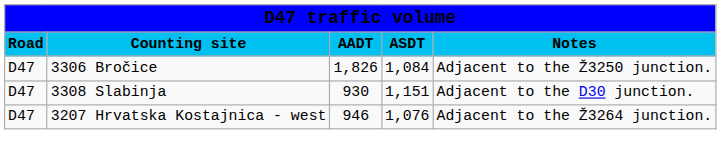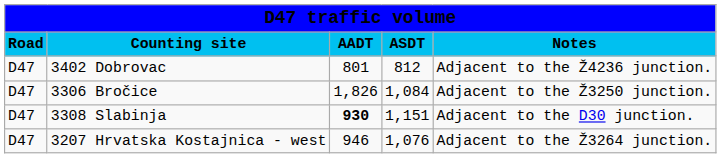+ row: (109, 68)
(356, 93) normal -> (356, 117) bold
